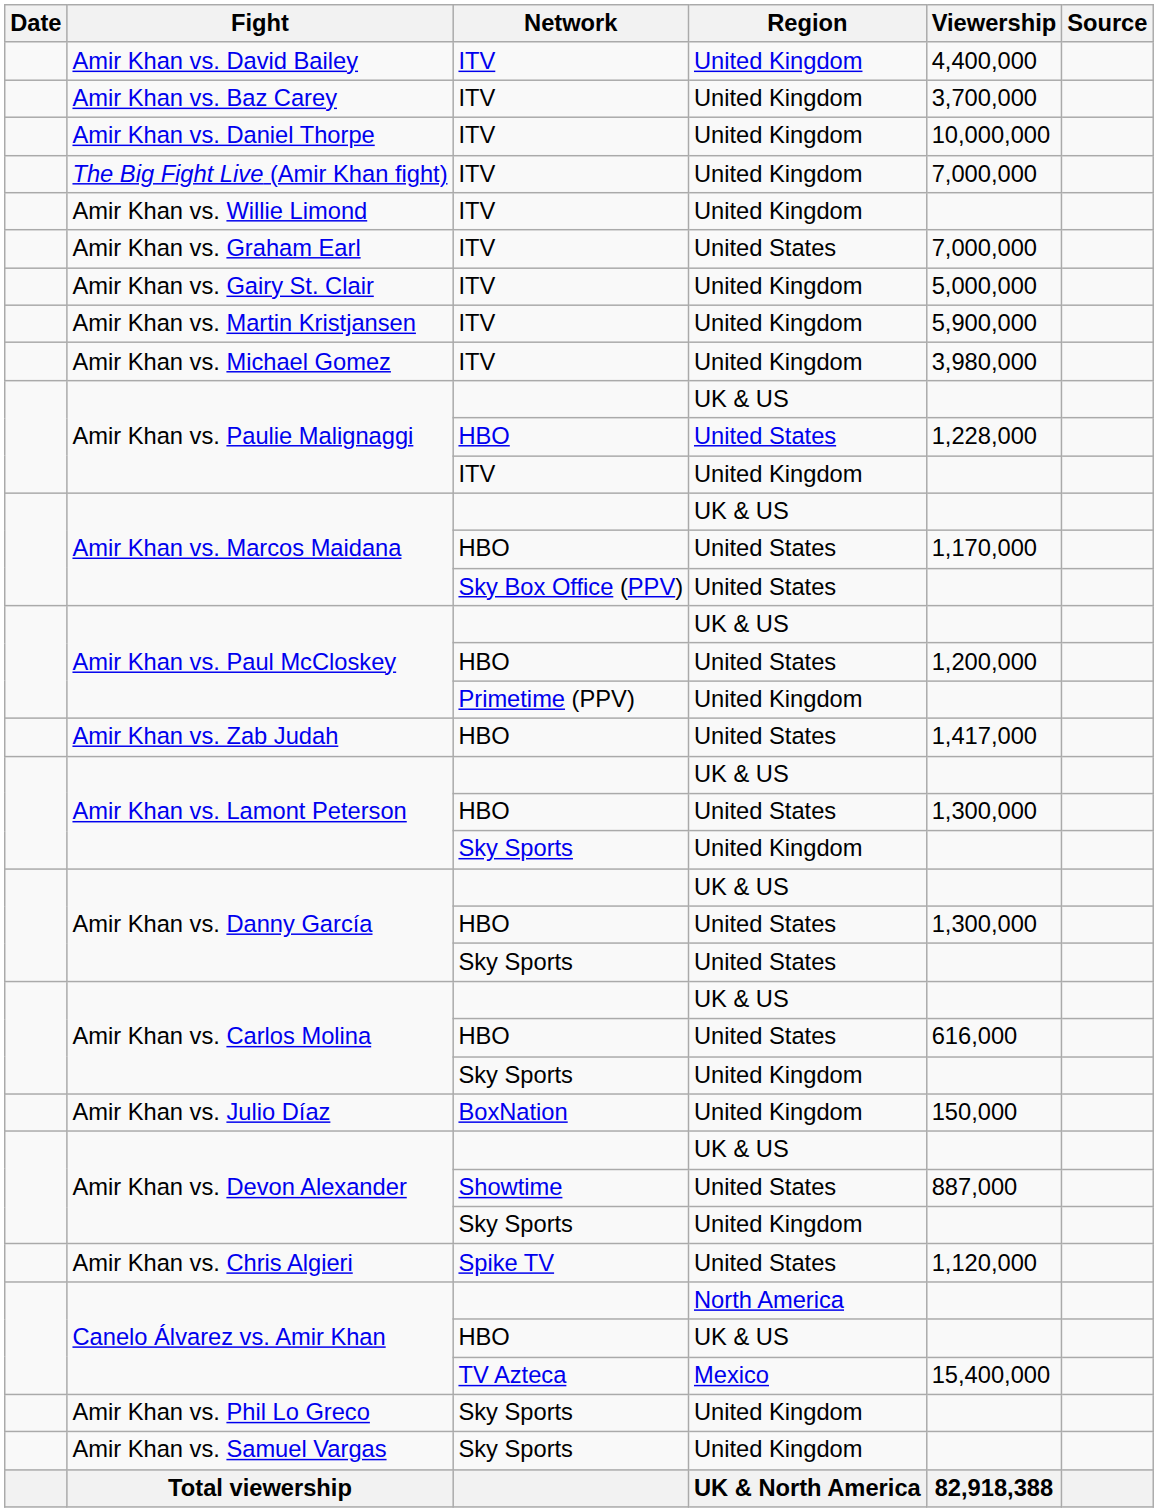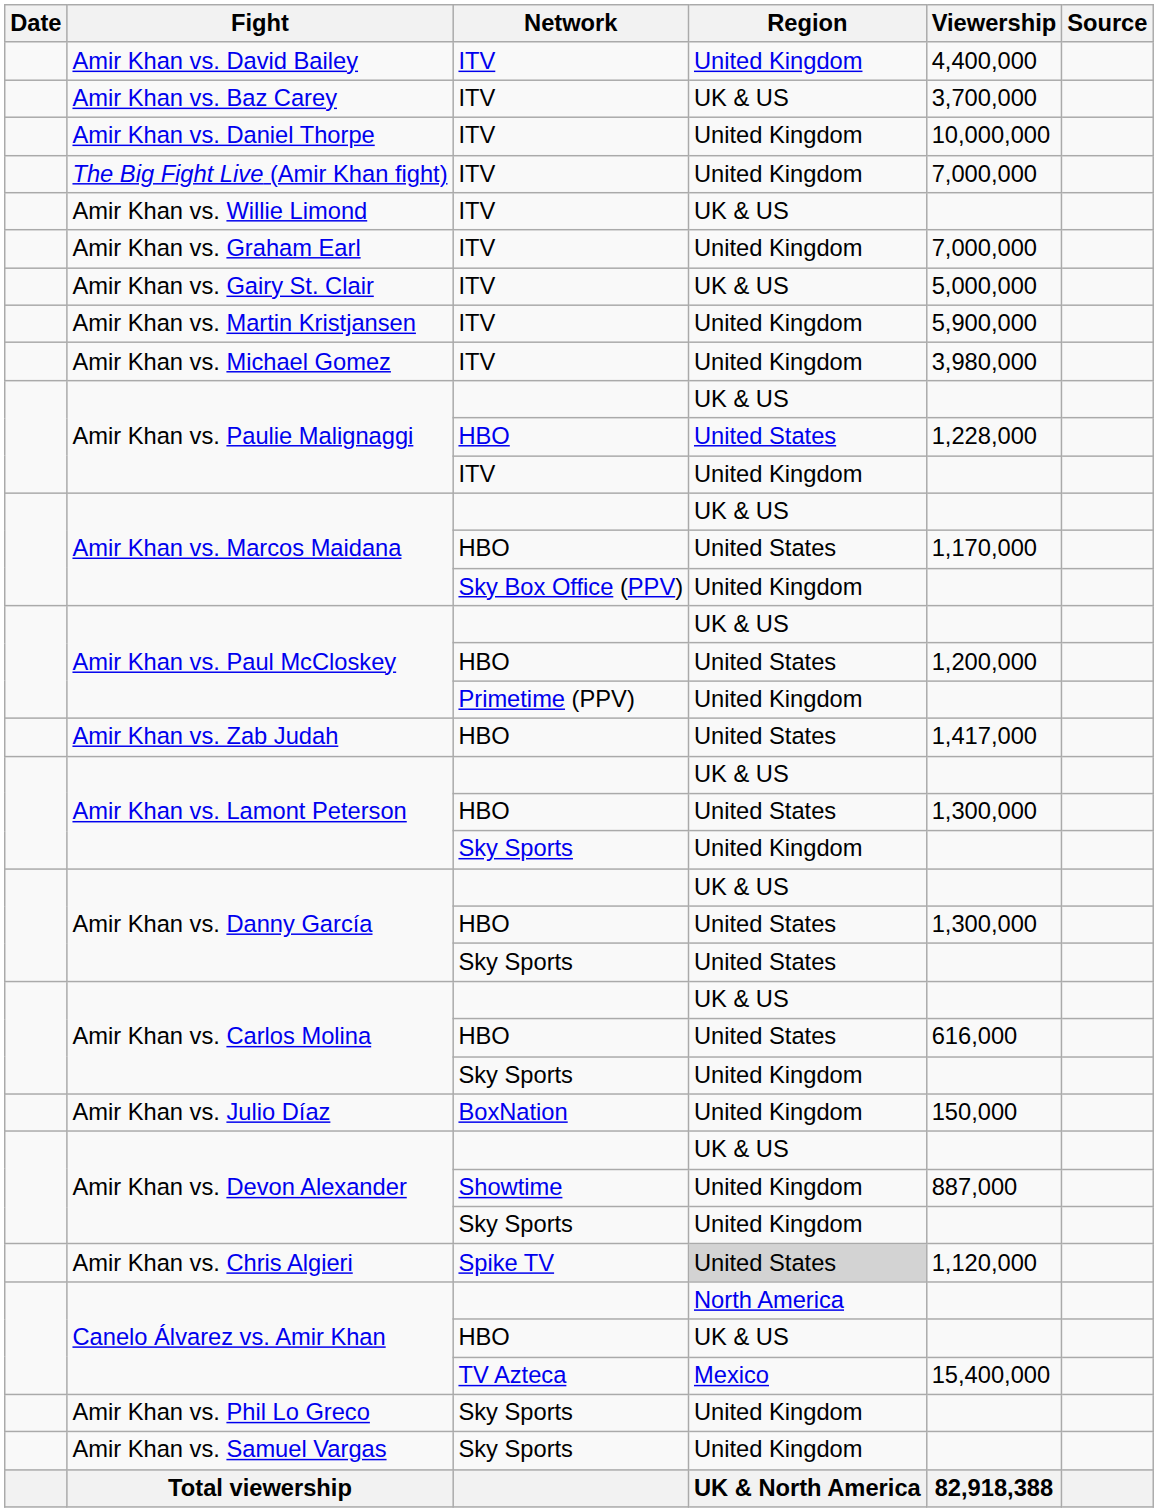(778, 98) United Kingdom -> (741, 98) UK & US
(778, 211) United Kingdom -> (741, 211) UK & US
(765, 248) United States -> (778, 248) United Kingdom
(778, 286) United Kingdom -> (741, 286) UK & US
(765, 586) United States -> (778, 586) United Kingdom
(765, 1187) United States -> (778, 1187) United Kingdom
(765, 1262) no background -> (765, 1262) lightgrey background
